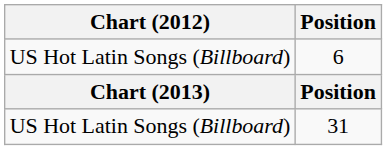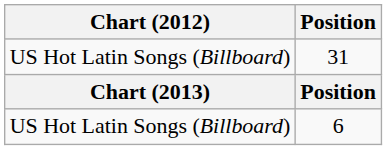rows swapped: (338, 126) <-> (338, 56)
